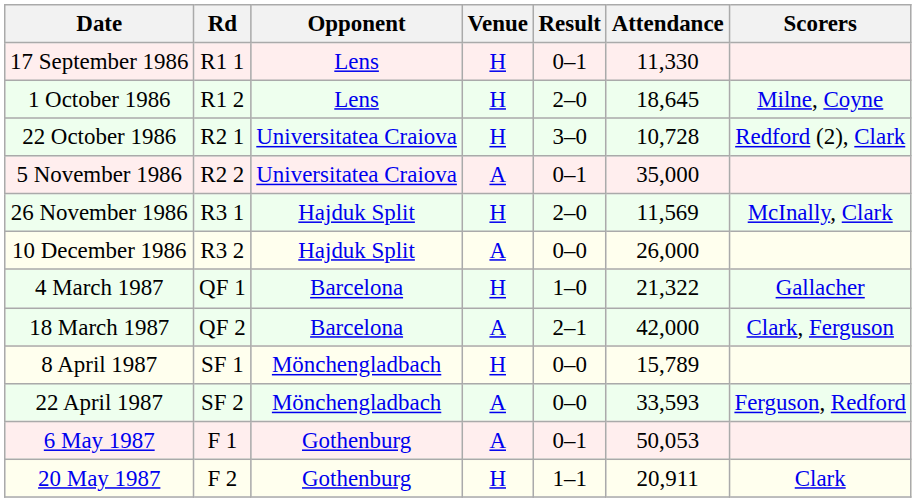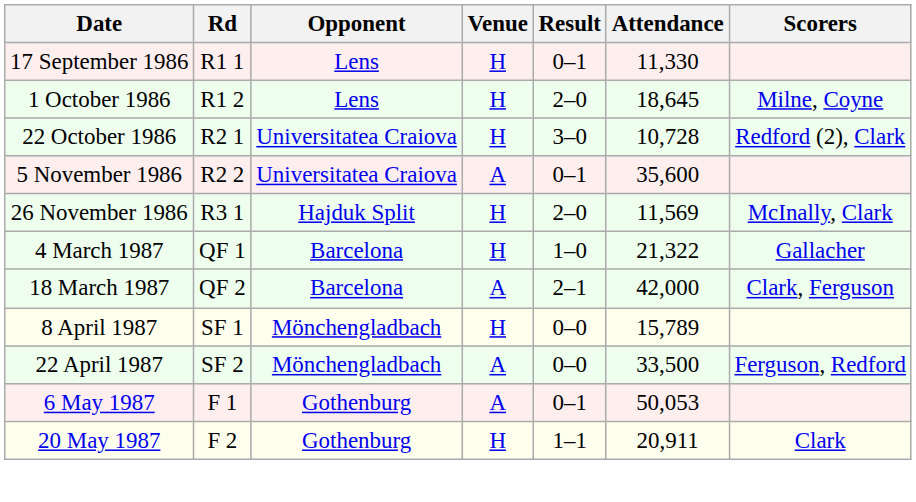(668, 174) 35,000 -> (668, 174) 35,600
- row: (99, 250)
(668, 402) 33,593 -> (668, 364) 33,500
